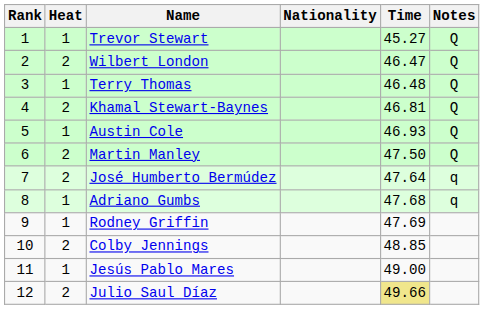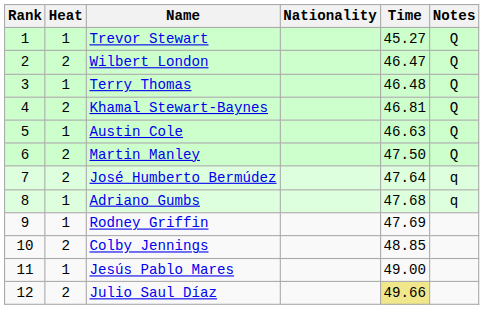(405, 132) 46.93 -> (405, 132) 46.63
